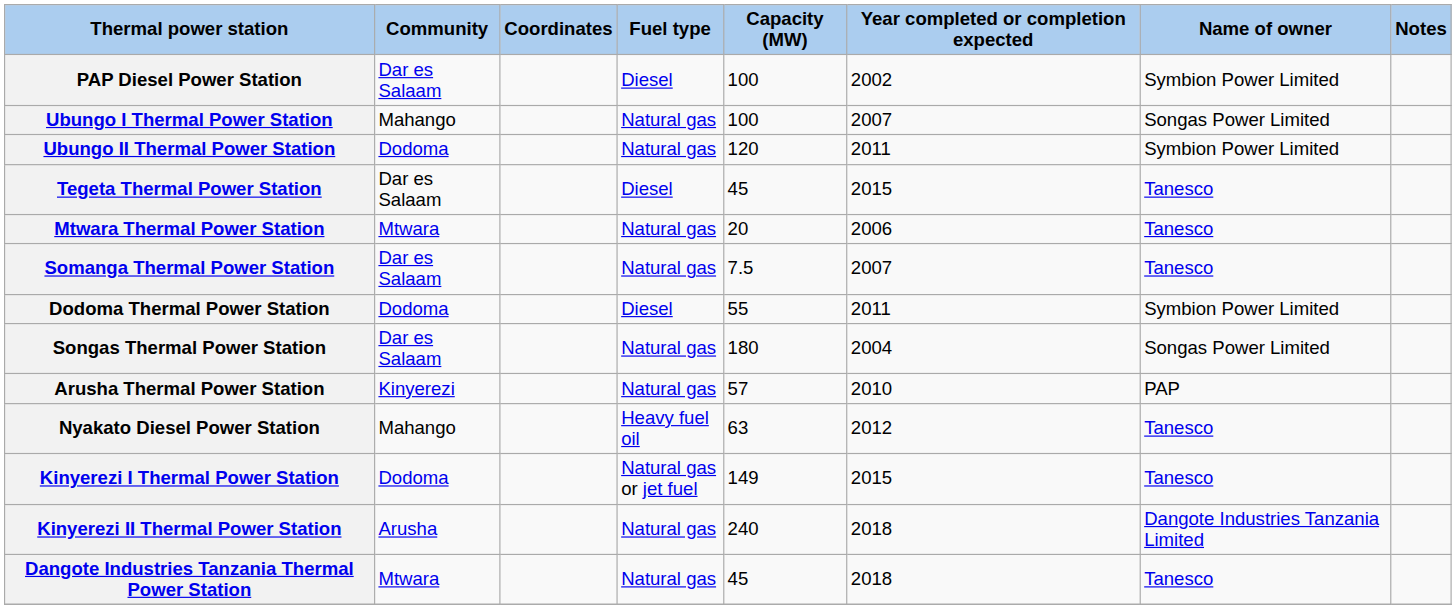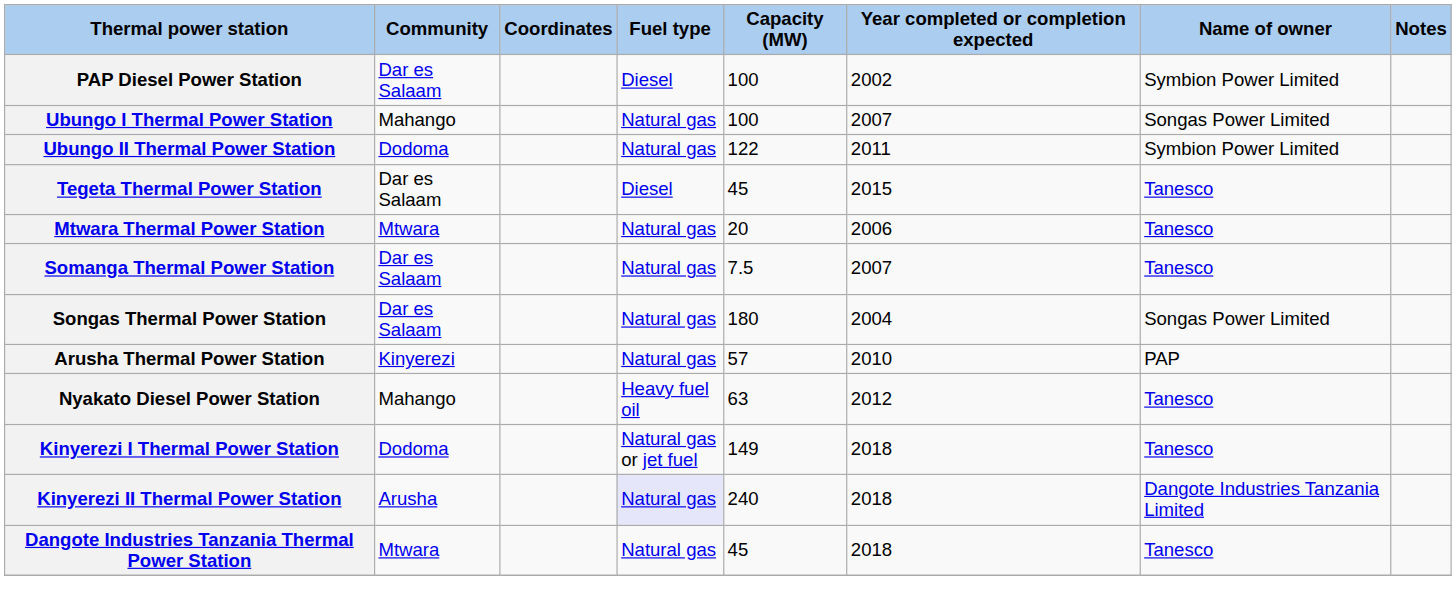(743, 149) 120 -> (743, 149) 122
- row: (189, 308)
(871, 478) 2015 -> (871, 449) 2018
(669, 529) no background -> (669, 499) lavender background
